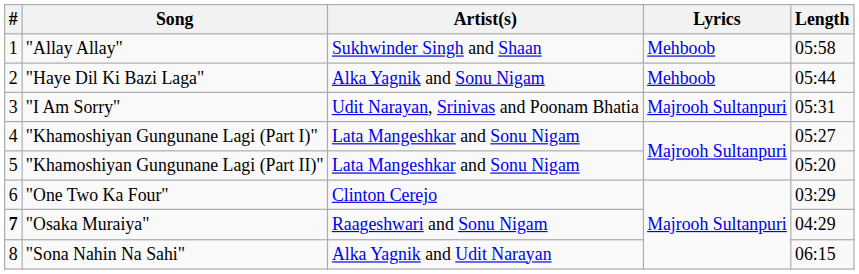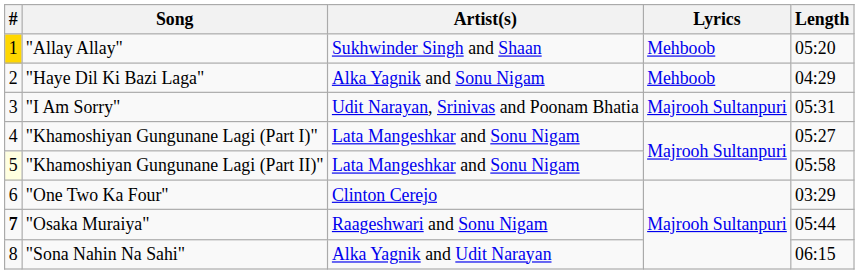(13, 48) no background -> (13, 48) gold background
(815, 48) 05:58 -> (815, 48) 05:20
(815, 77) 05:44 -> (815, 77) 04:29
(13, 165) no background -> (13, 165) lightyellow background
(815, 165) 05:20 -> (815, 165) 05:58
(815, 224) 04:29 -> (815, 224) 05:44
